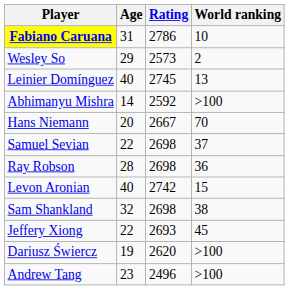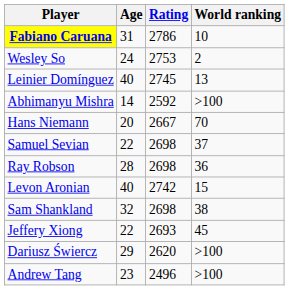(127, 58) 29 -> (127, 58) 24
(162, 58) 2573 -> (162, 58) 2753
(127, 252) 19 -> (127, 252) 29
